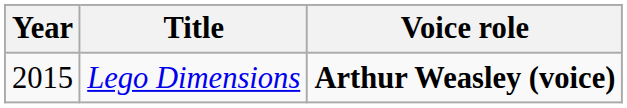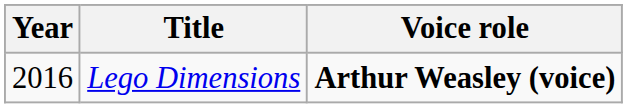(43, 77) 2015 -> (43, 77) 2016
